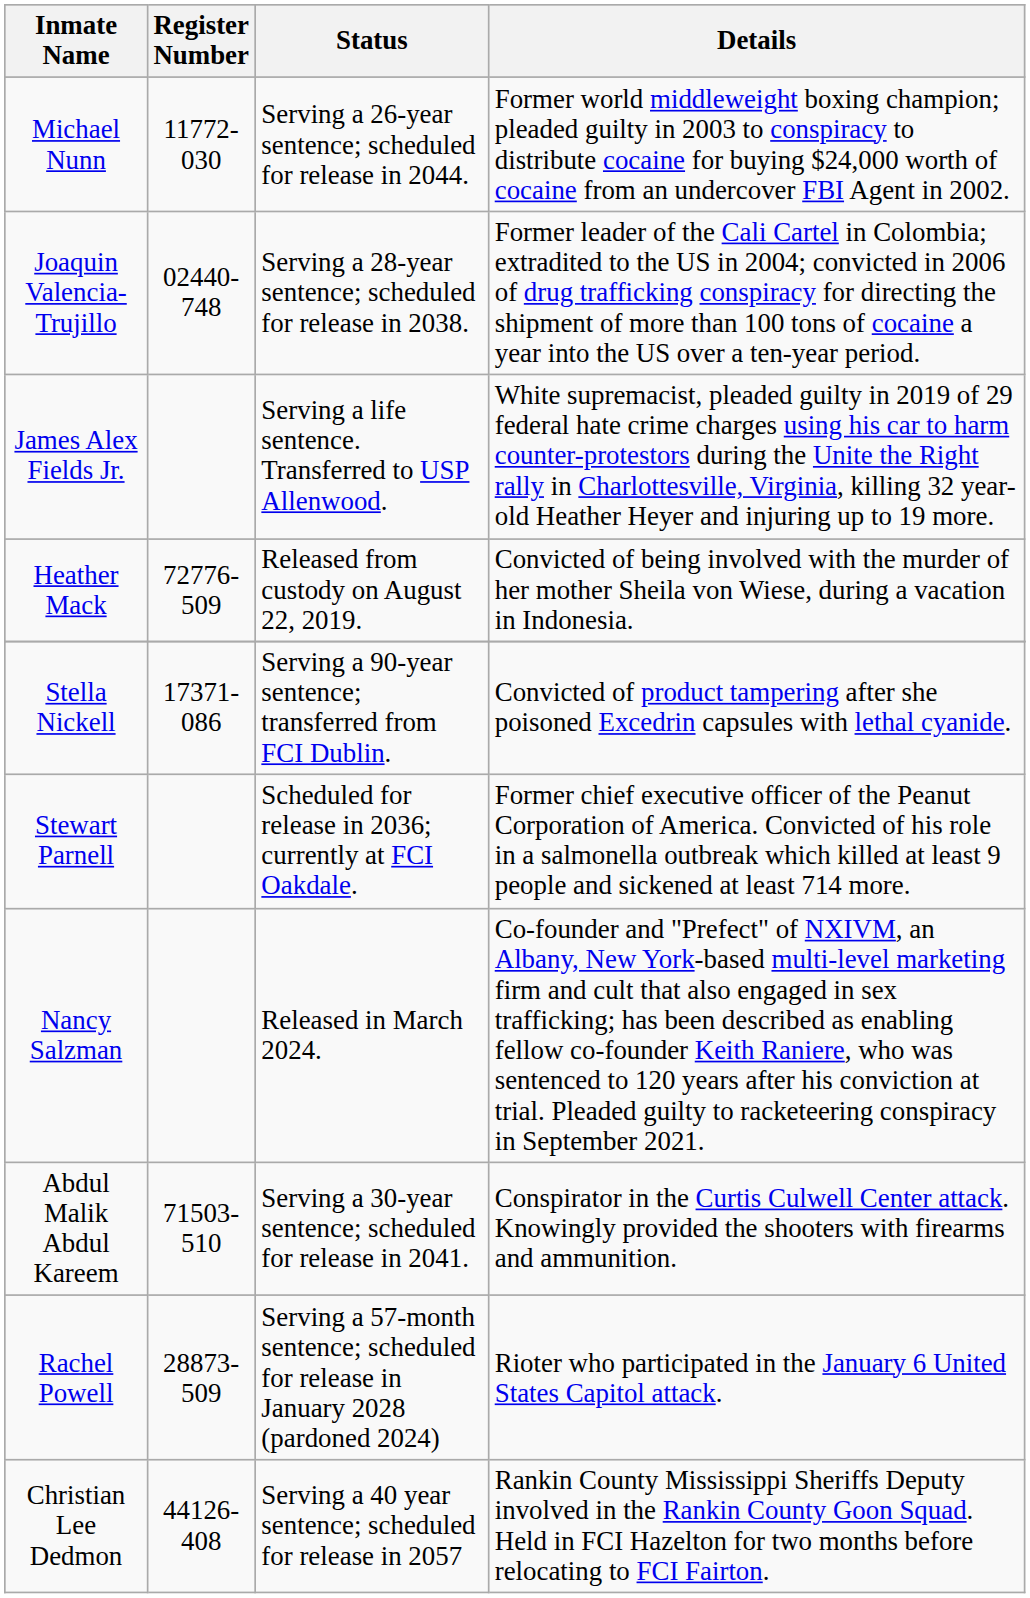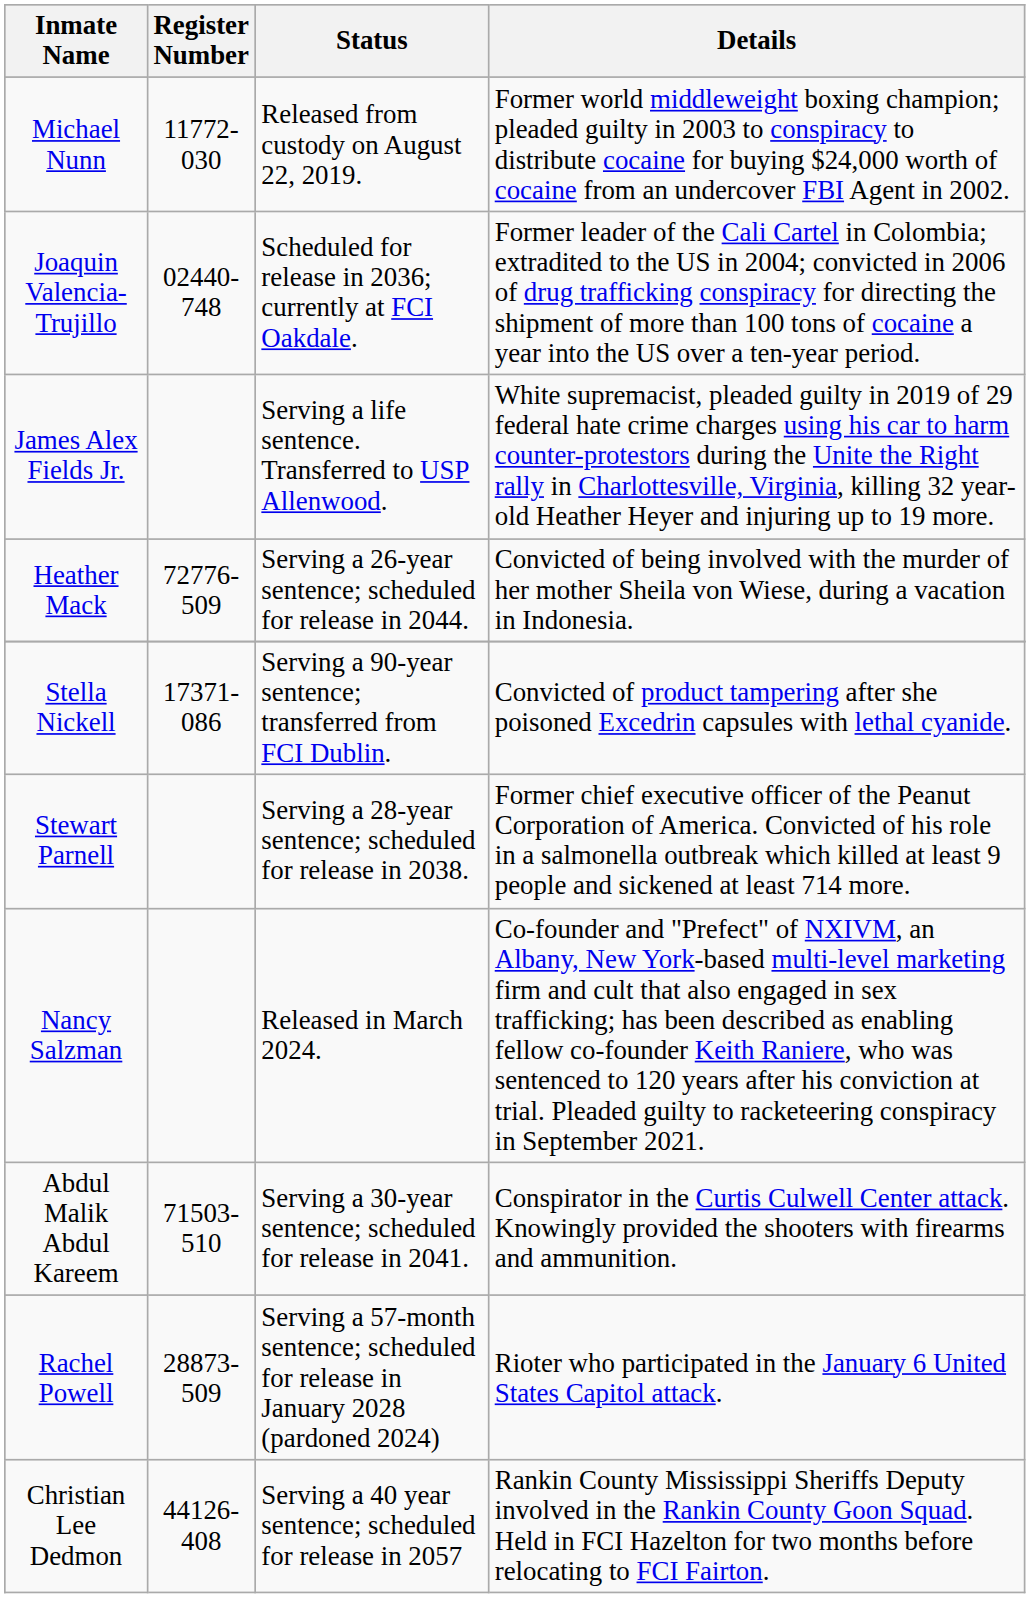(368, 144) Serving a 26-year sentence; scheduled for release in 2044. -> (361, 144) Released from custody on August 22, 2019.
(368, 292) Serving a 28-year sentence; scheduled for release in 2038. -> (347, 292) Scheduled for release in 2036; currently at FCI Oakdale.
(361, 589) Released from custody on August 22, 2019. -> (368, 589) Serving a 26-year sentence; scheduled for release in 2044.
(347, 841) Scheduled for release in 2036; currently at FCI Oakdale. -> (368, 841) Serving a 28-year sentence; scheduled for release in 2038.
